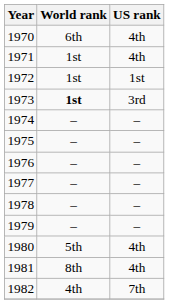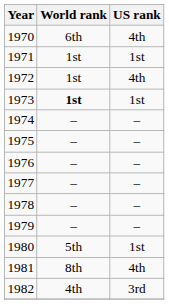(137, 57) 4th -> (137, 57) 1st
(137, 78) 1st -> (137, 78) 4th
(137, 99) 3rd -> (137, 99) 1st
(137, 246) 4th -> (137, 246) 1st
(137, 288) 7th -> (137, 288) 3rd
